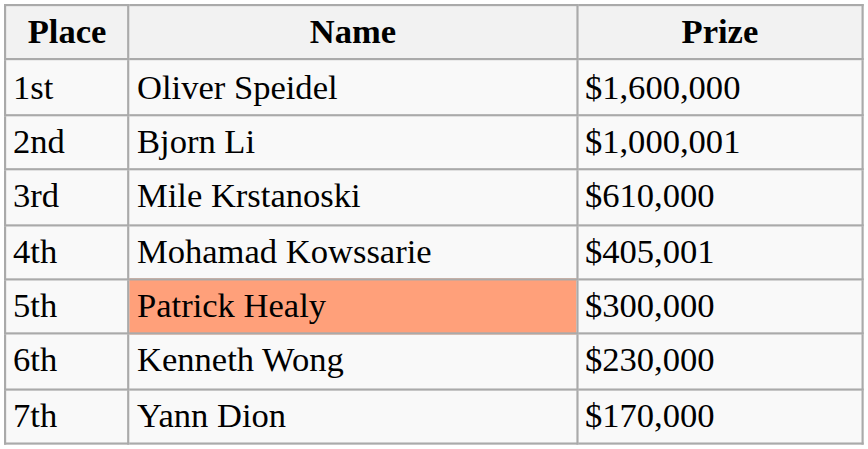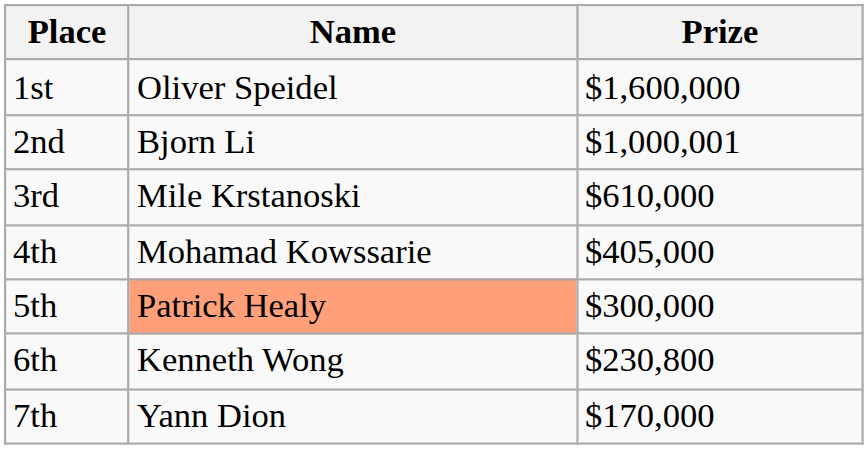(650, 251) $405,001 -> (650, 251) $405,000
(650, 360) $230,000 -> (650, 360) $230,800
